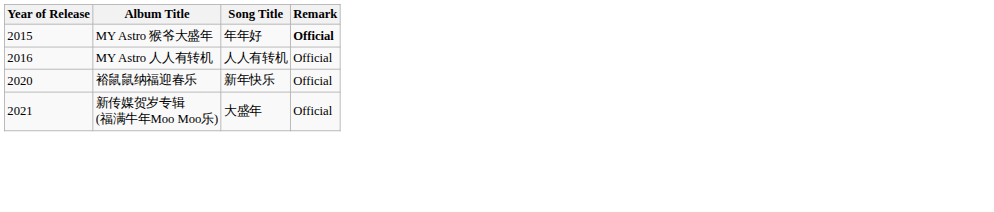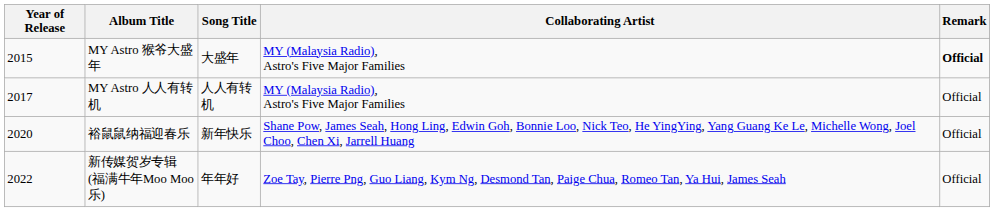+ column: (600, 21)
(243, 35) 年年好 -> (220, 57) 大盛年
(20, 58) 2016 -> (20, 97) 2017
(20, 111) 2021 -> (20, 178) 2022
(243, 110) 大盛年 -> (220, 178) 年年好
